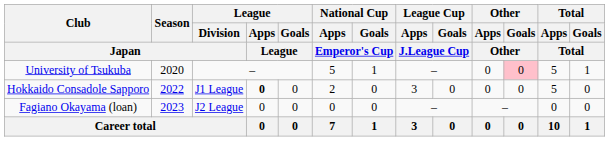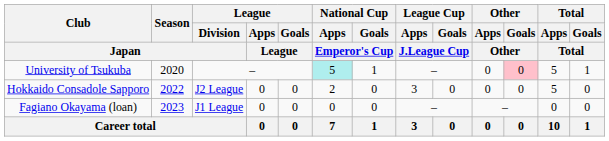(332, 70) no background -> (332, 70) paleturquoise background
(219, 88) J1 League -> (219, 88) J2 League
(262, 88) bold -> (262, 88) normal
(219, 107) J2 League -> (219, 107) J1 League
